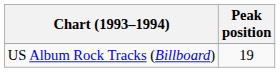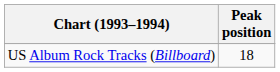(247, 55) 19 -> (247, 55) 18
